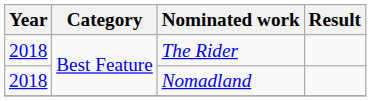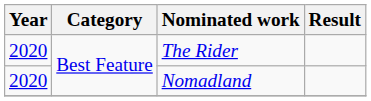(28, 50) 2018 -> (28, 50) 2020
(28, 80) 2018 -> (28, 80) 2020
